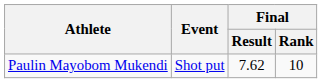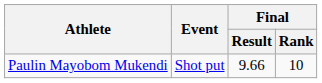(252, 66) 7.62 -> (252, 66) 9.66
